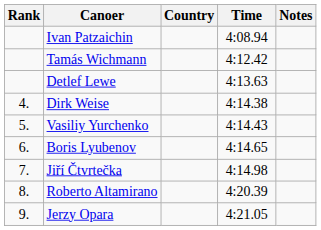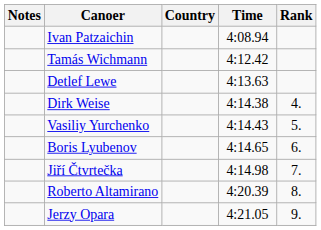columns swapped: (24, 15) <-> (296, 15)
